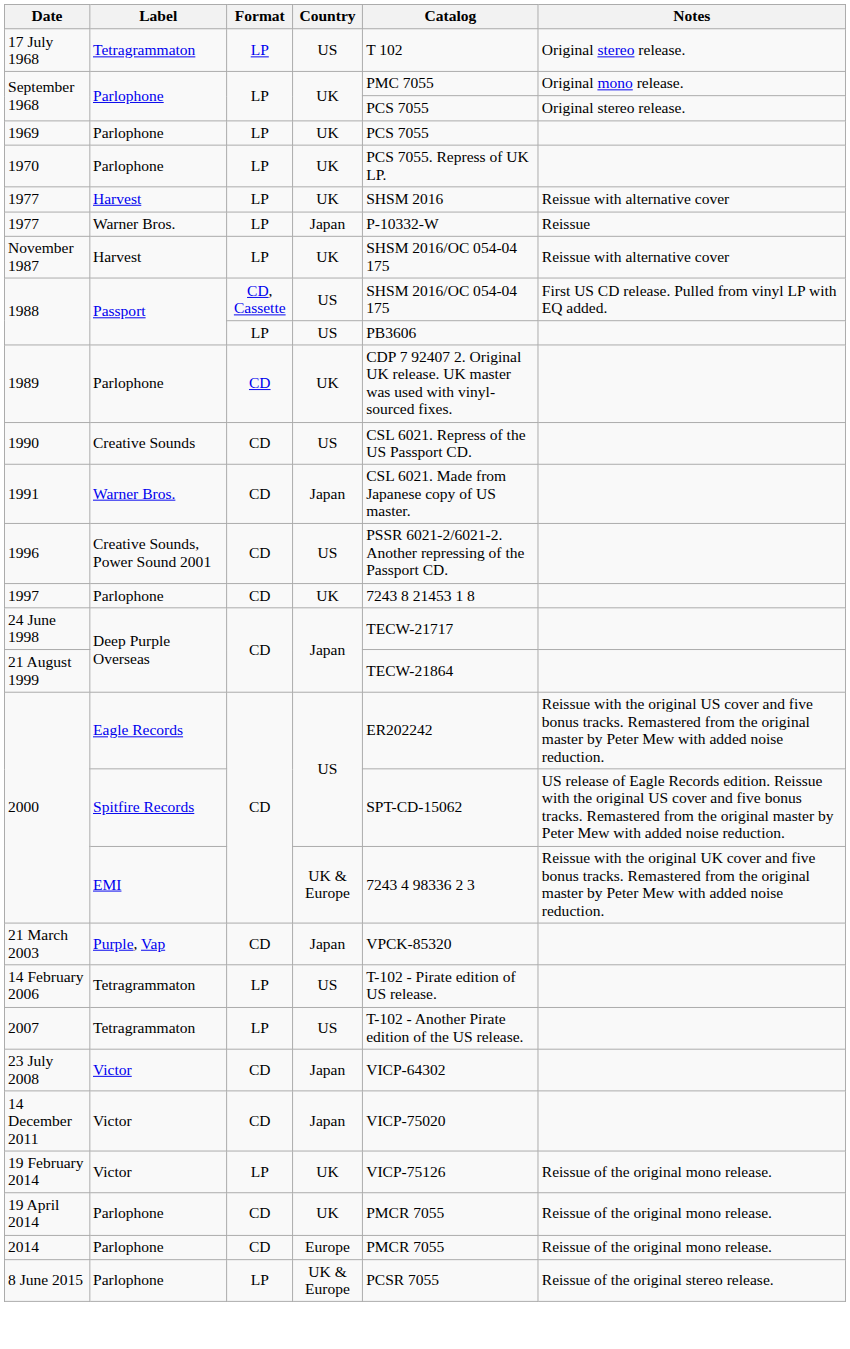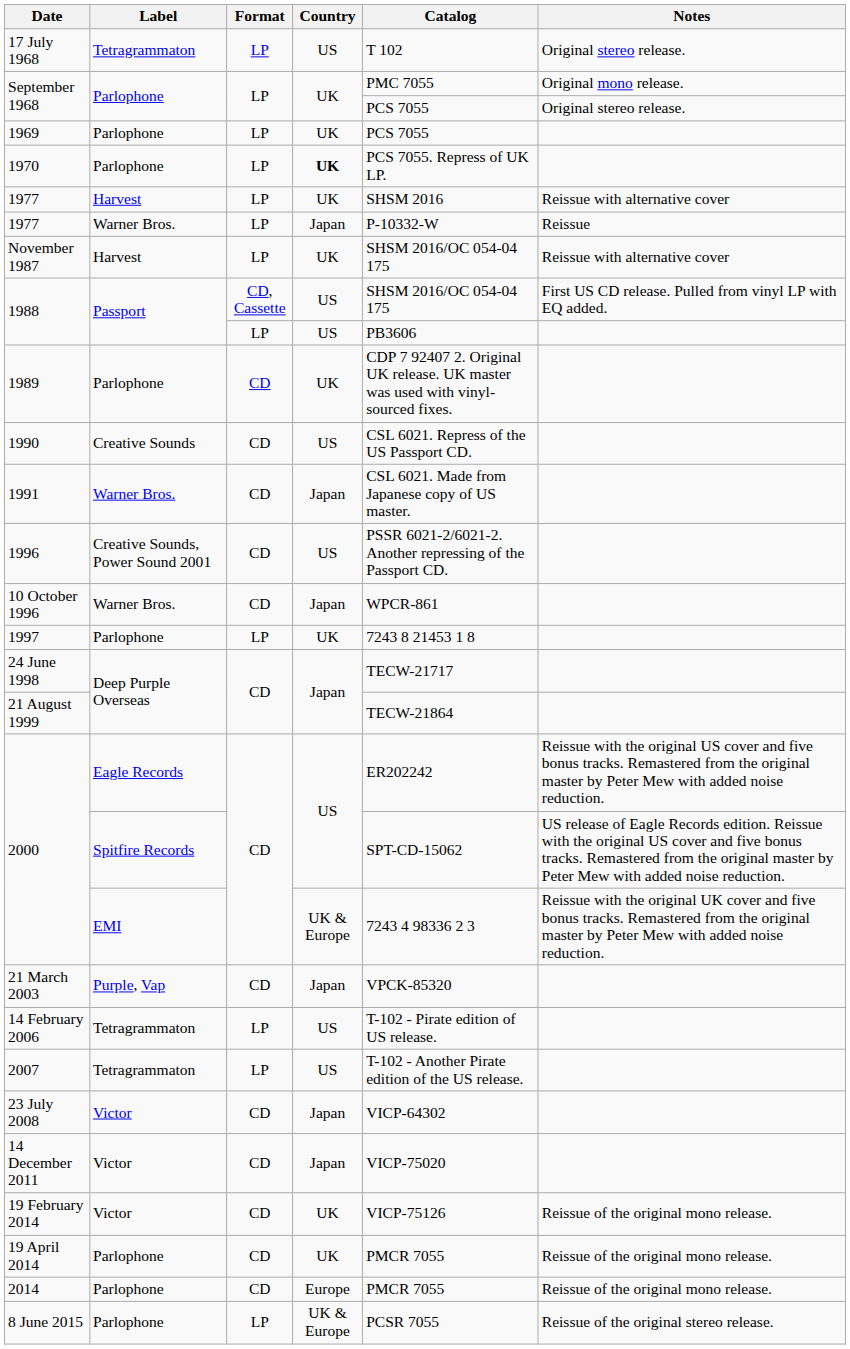(328, 166) normal -> (328, 166) bold
+ row: (43, 604)
(260, 595) CD -> (260, 637) LP
(260, 1171) LP -> (260, 1213) CD
